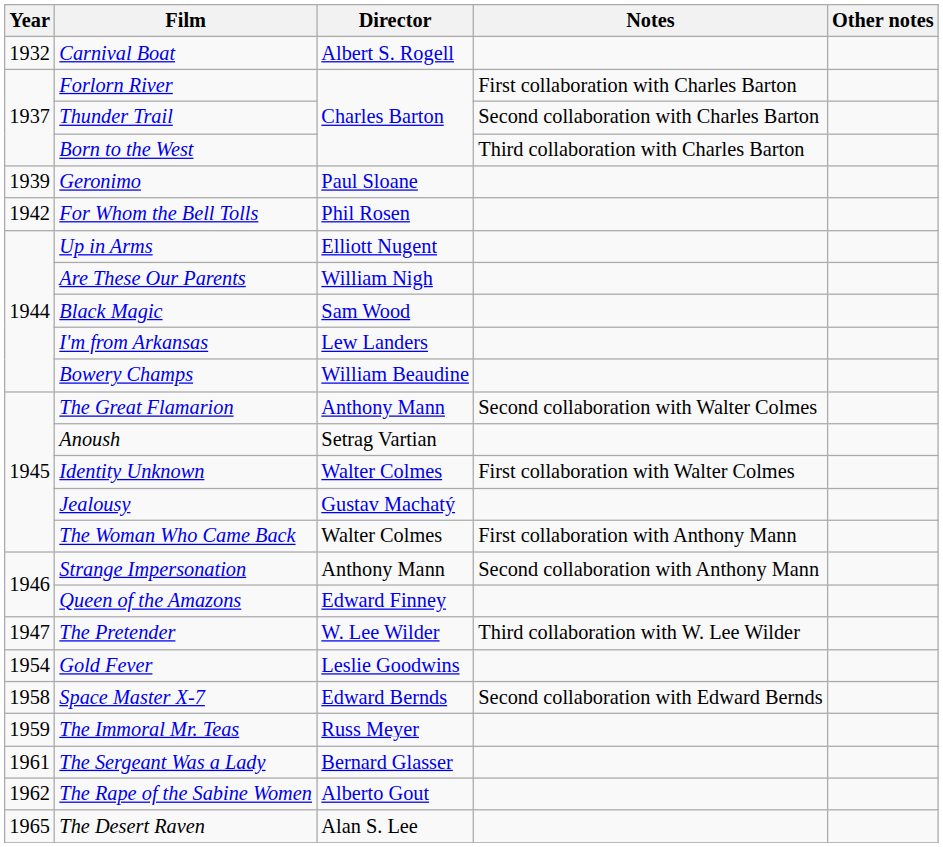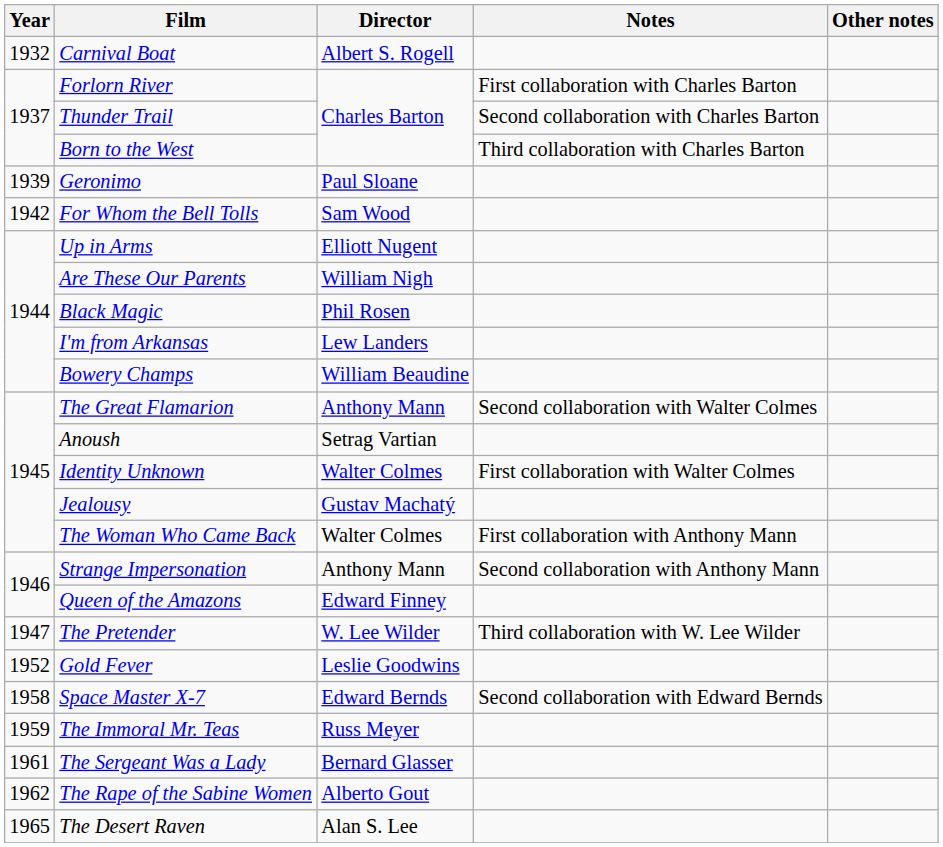(366, 213) Phil Rosen -> (366, 213) Sam Wood
(366, 310) Sam Wood -> (366, 310) Phil Rosen
(30, 665) 1954 -> (30, 665) 1952
